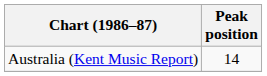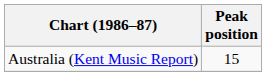(232, 58) 14 -> (232, 58) 15
